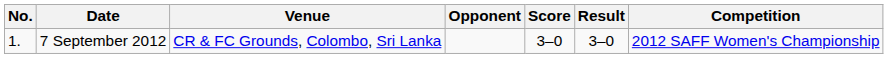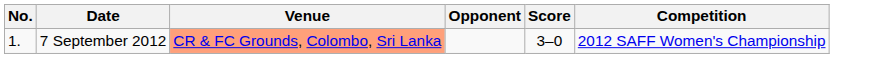- column: (601, 16)
(307, 41) no background -> (307, 41) lightsalmon background
